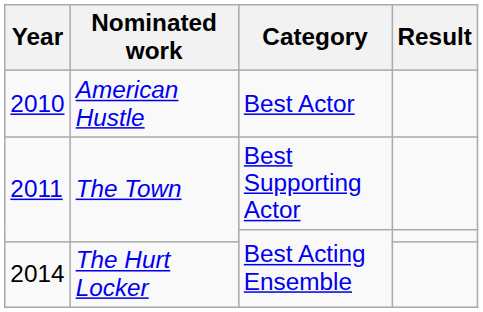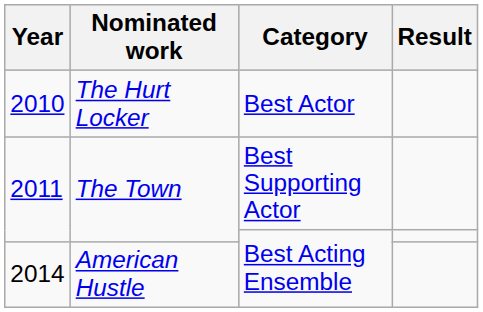(127, 103) American Hustle -> (123, 103) The Hurt Locker
(123, 273) The Hurt Locker -> (127, 273) American Hustle
